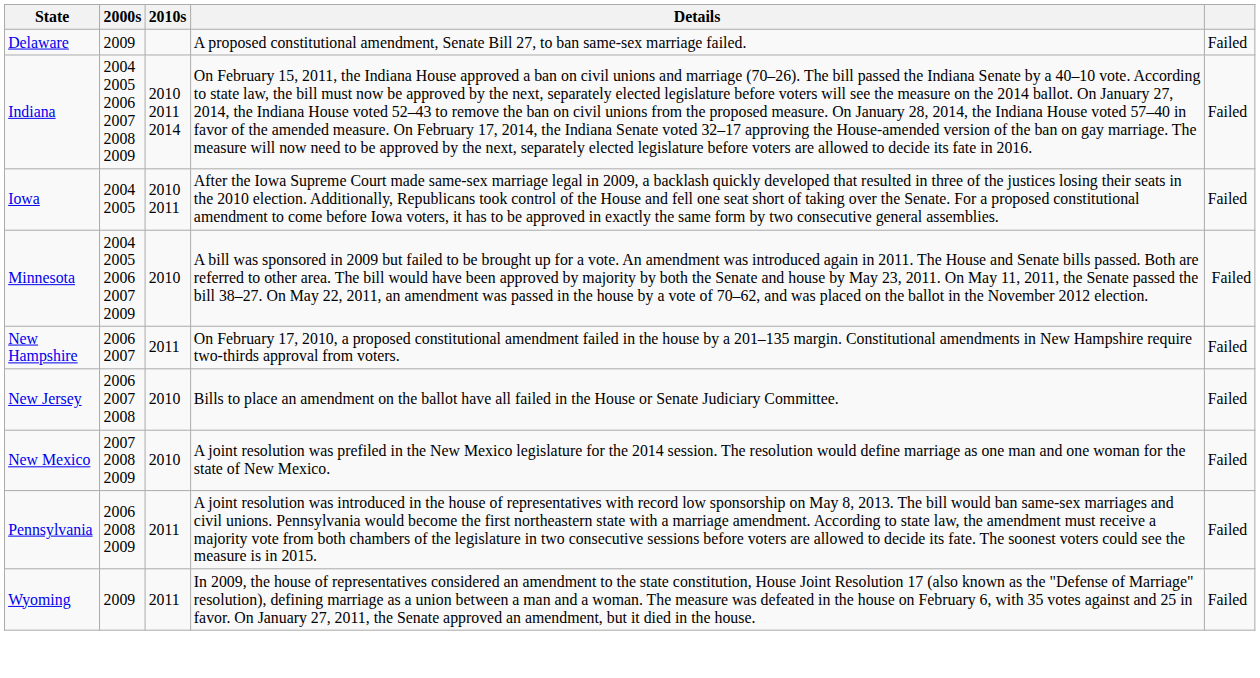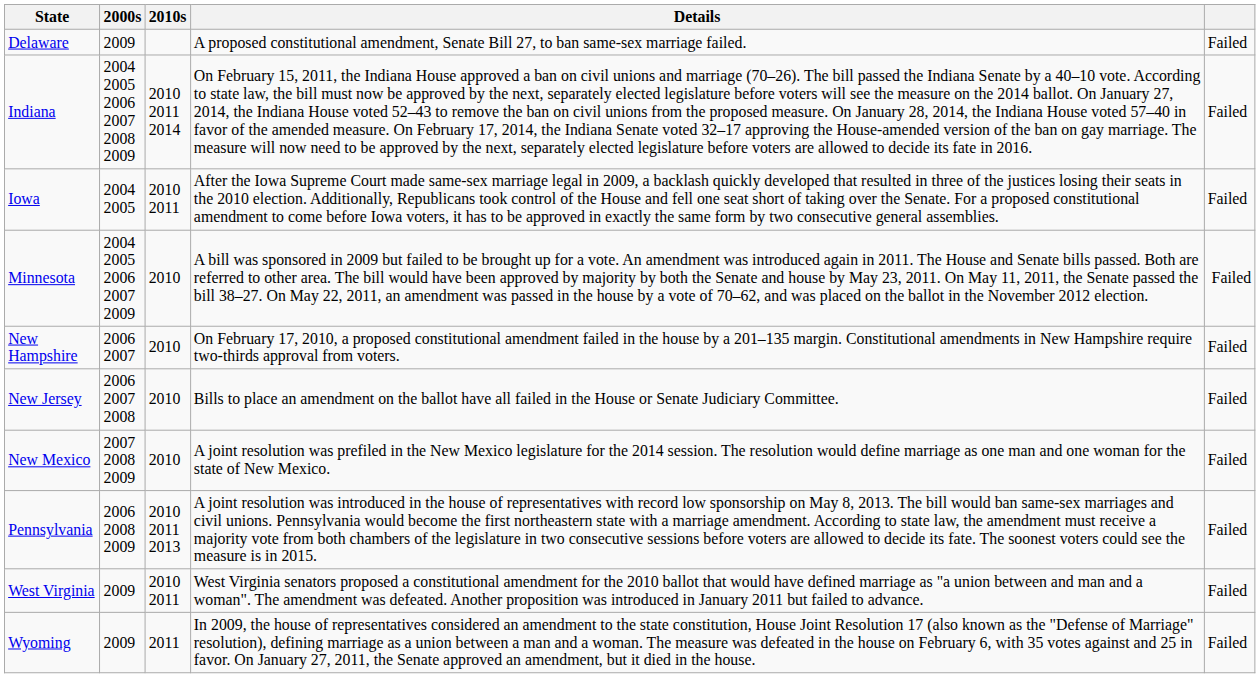(164, 347) 2011 -> (165, 347) 2010
(164, 529) 2011 -> (165, 529) 2010 2011 2013
+ row: (51, 590)
